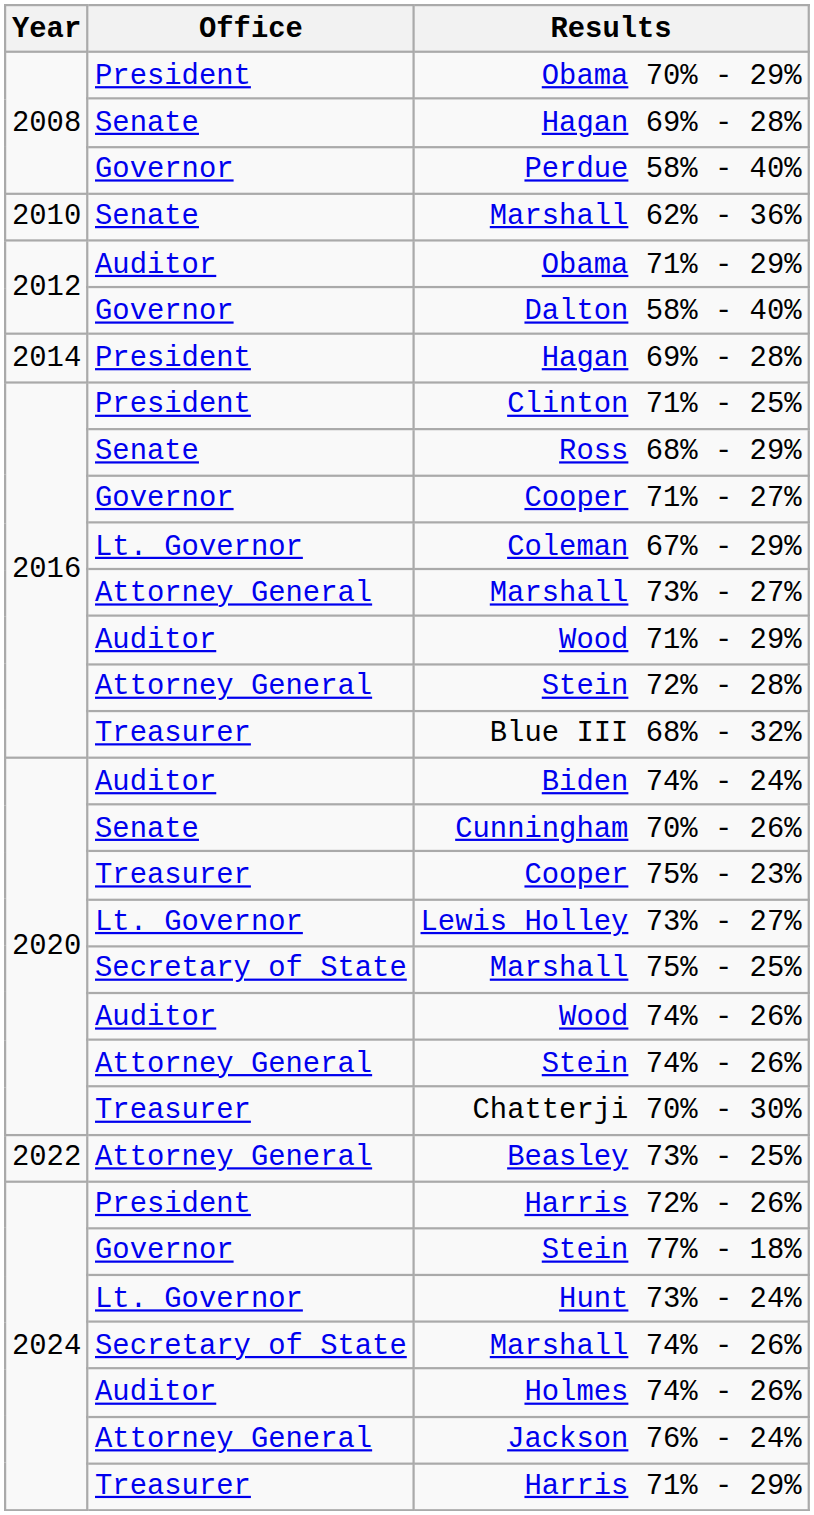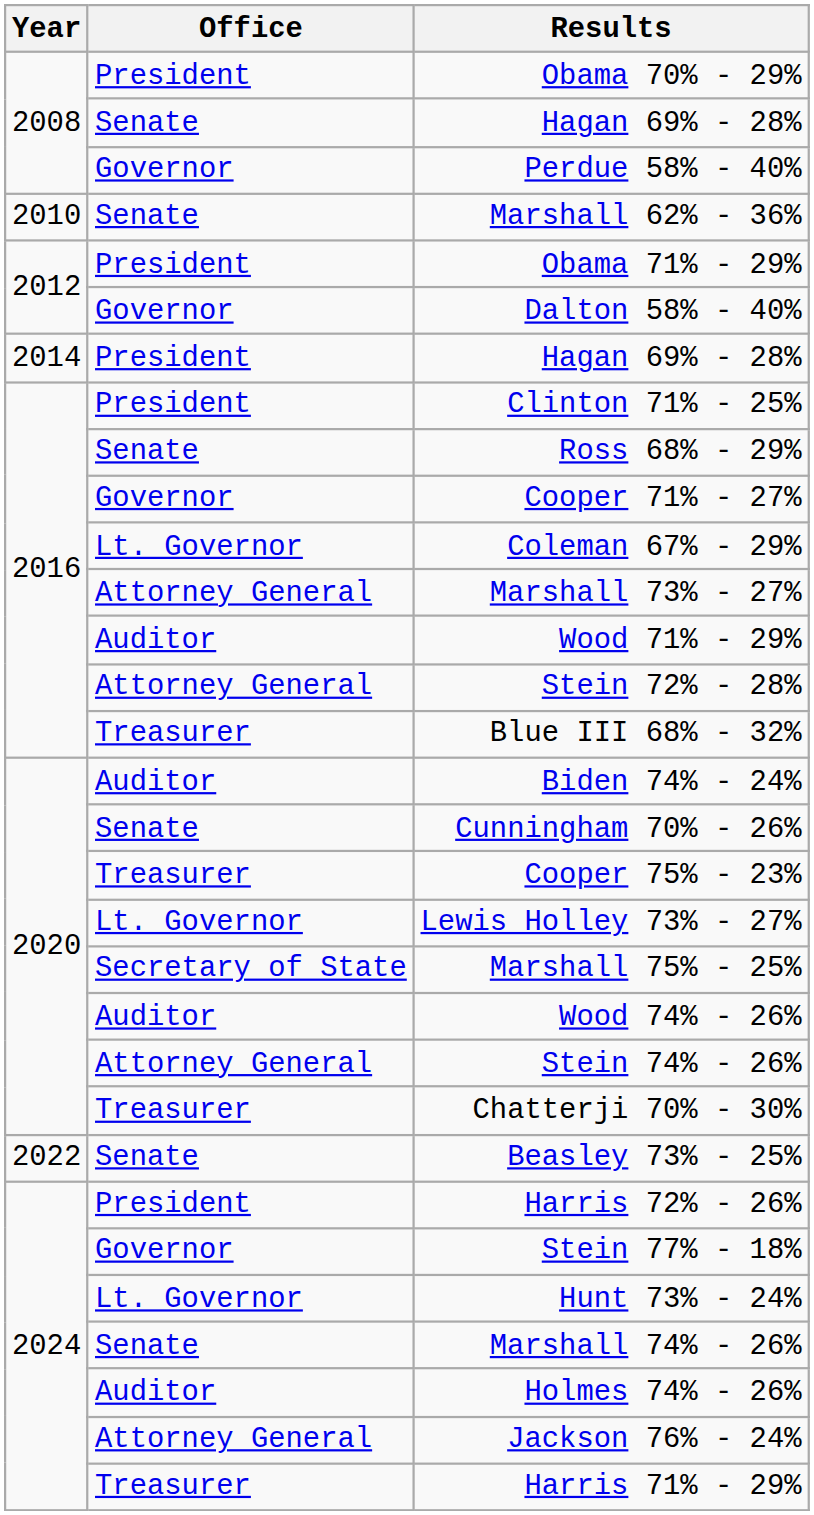(156, 264) Auditor -> (173, 264) President
(234, 1157) Attorney General -> (147, 1157) Senate
(251, 1346) Secretary of State -> (147, 1346) Senate
